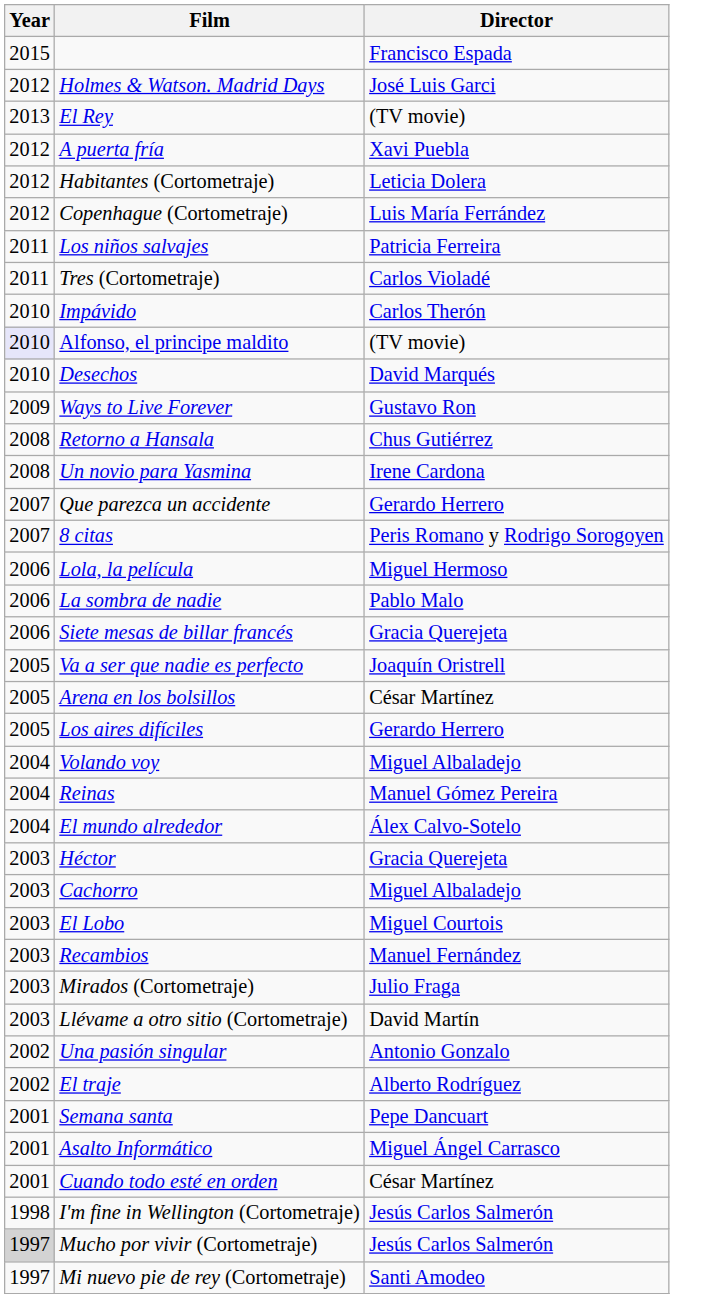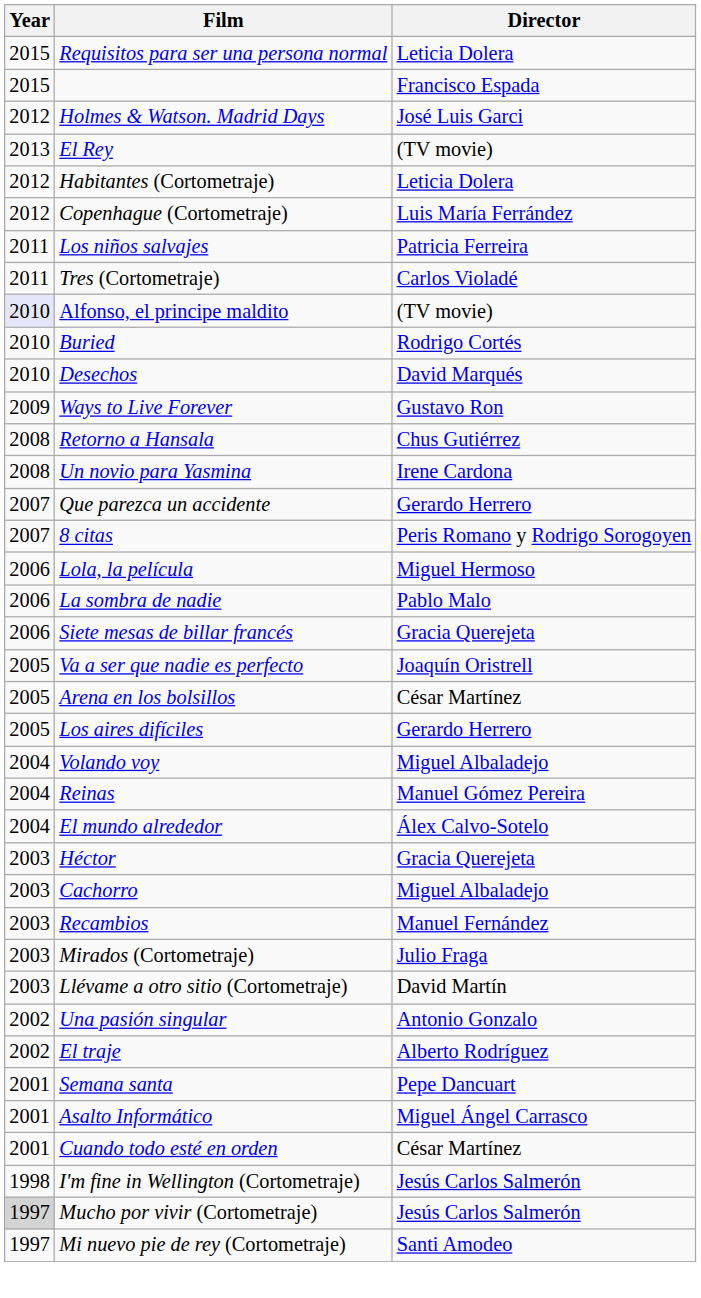+ row: (223, 52)
- row: (112, 149)
- row: (98, 310)
+ row: (87, 342)
- row: (92, 922)
